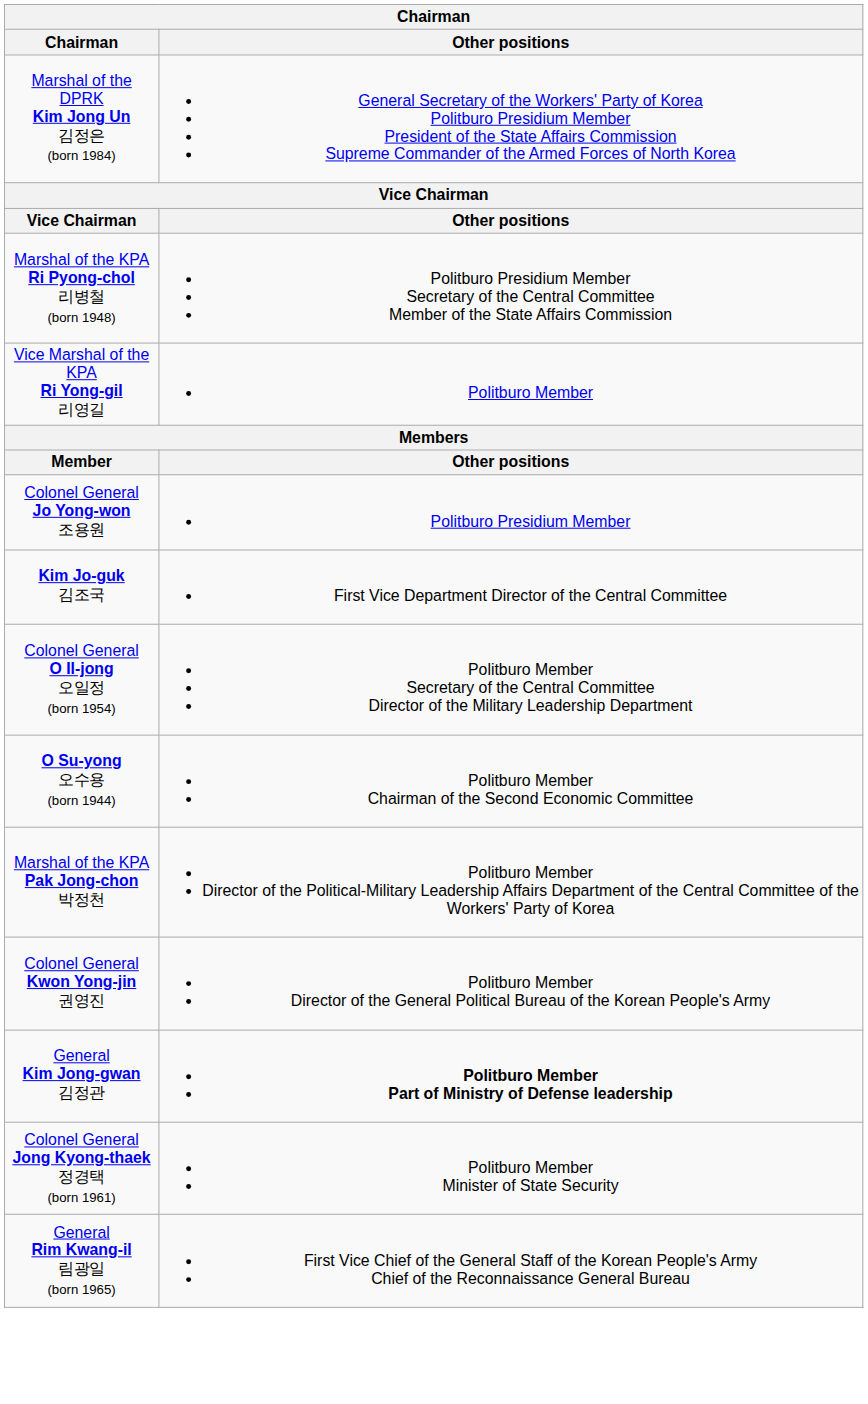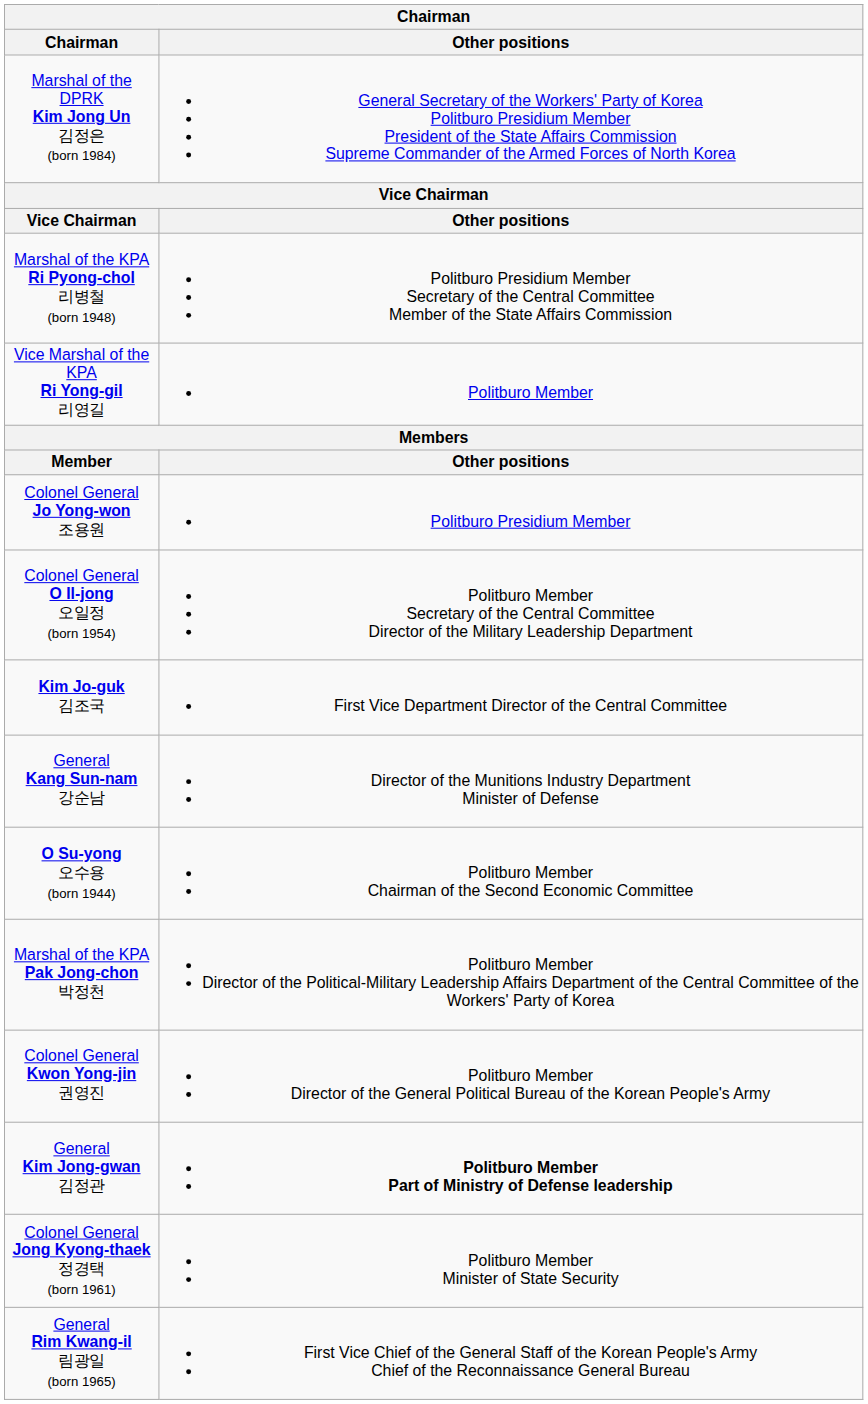rows swapped: (82, 679) <-> (82, 586)
+ row: (82, 779)
